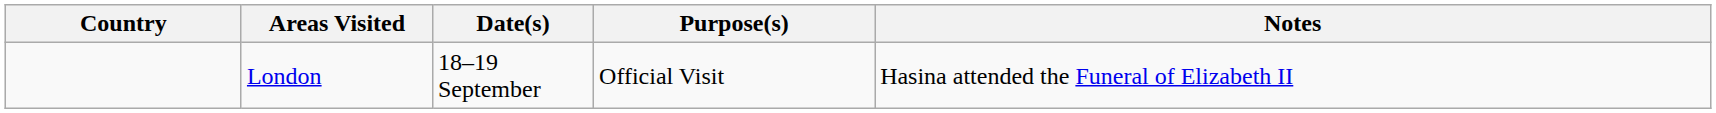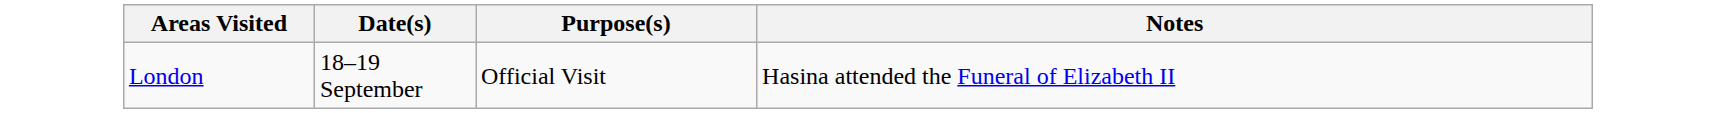- column: (123, 23)
